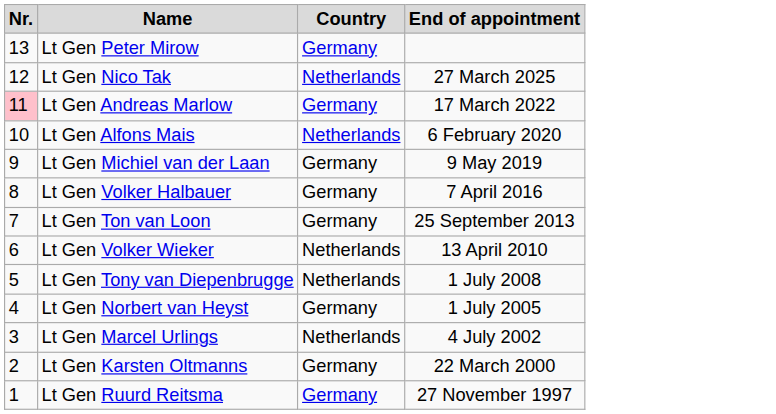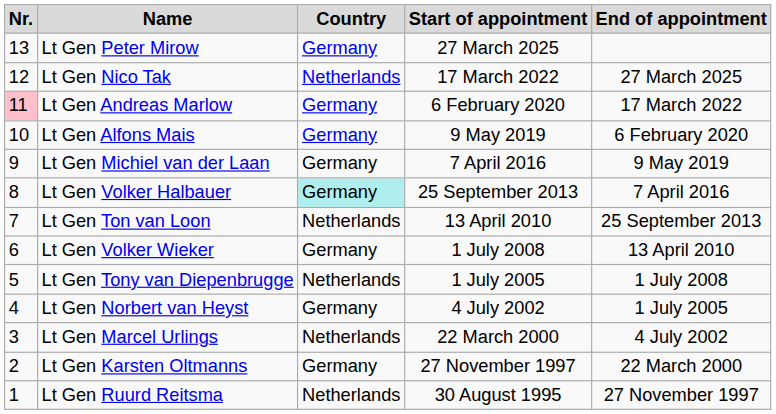+ column: (498, 18)
(351, 134) Netherlands -> (340, 134) Germany
(340, 192) no background -> (340, 192) paleturquoise background
(340, 221) Germany -> (351, 221) Netherlands
(351, 250) Netherlands -> (340, 250) Germany
(340, 395) Germany -> (351, 395) Netherlands
